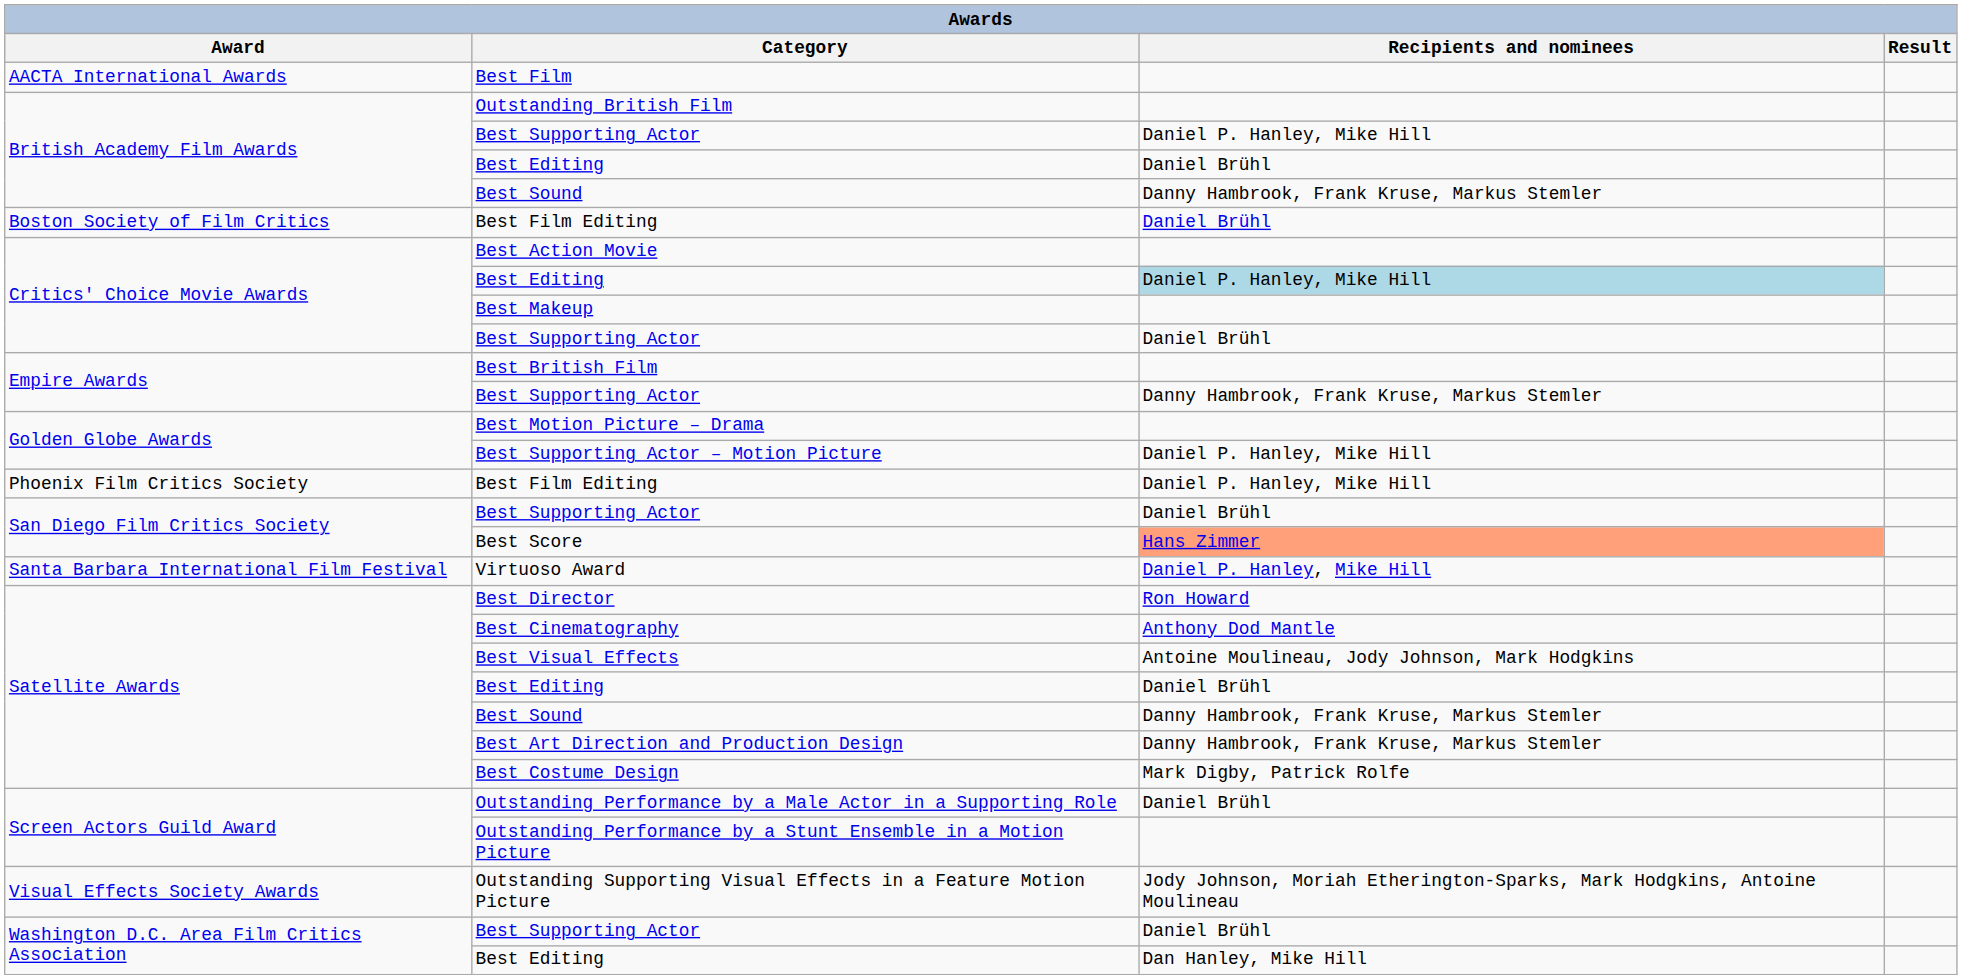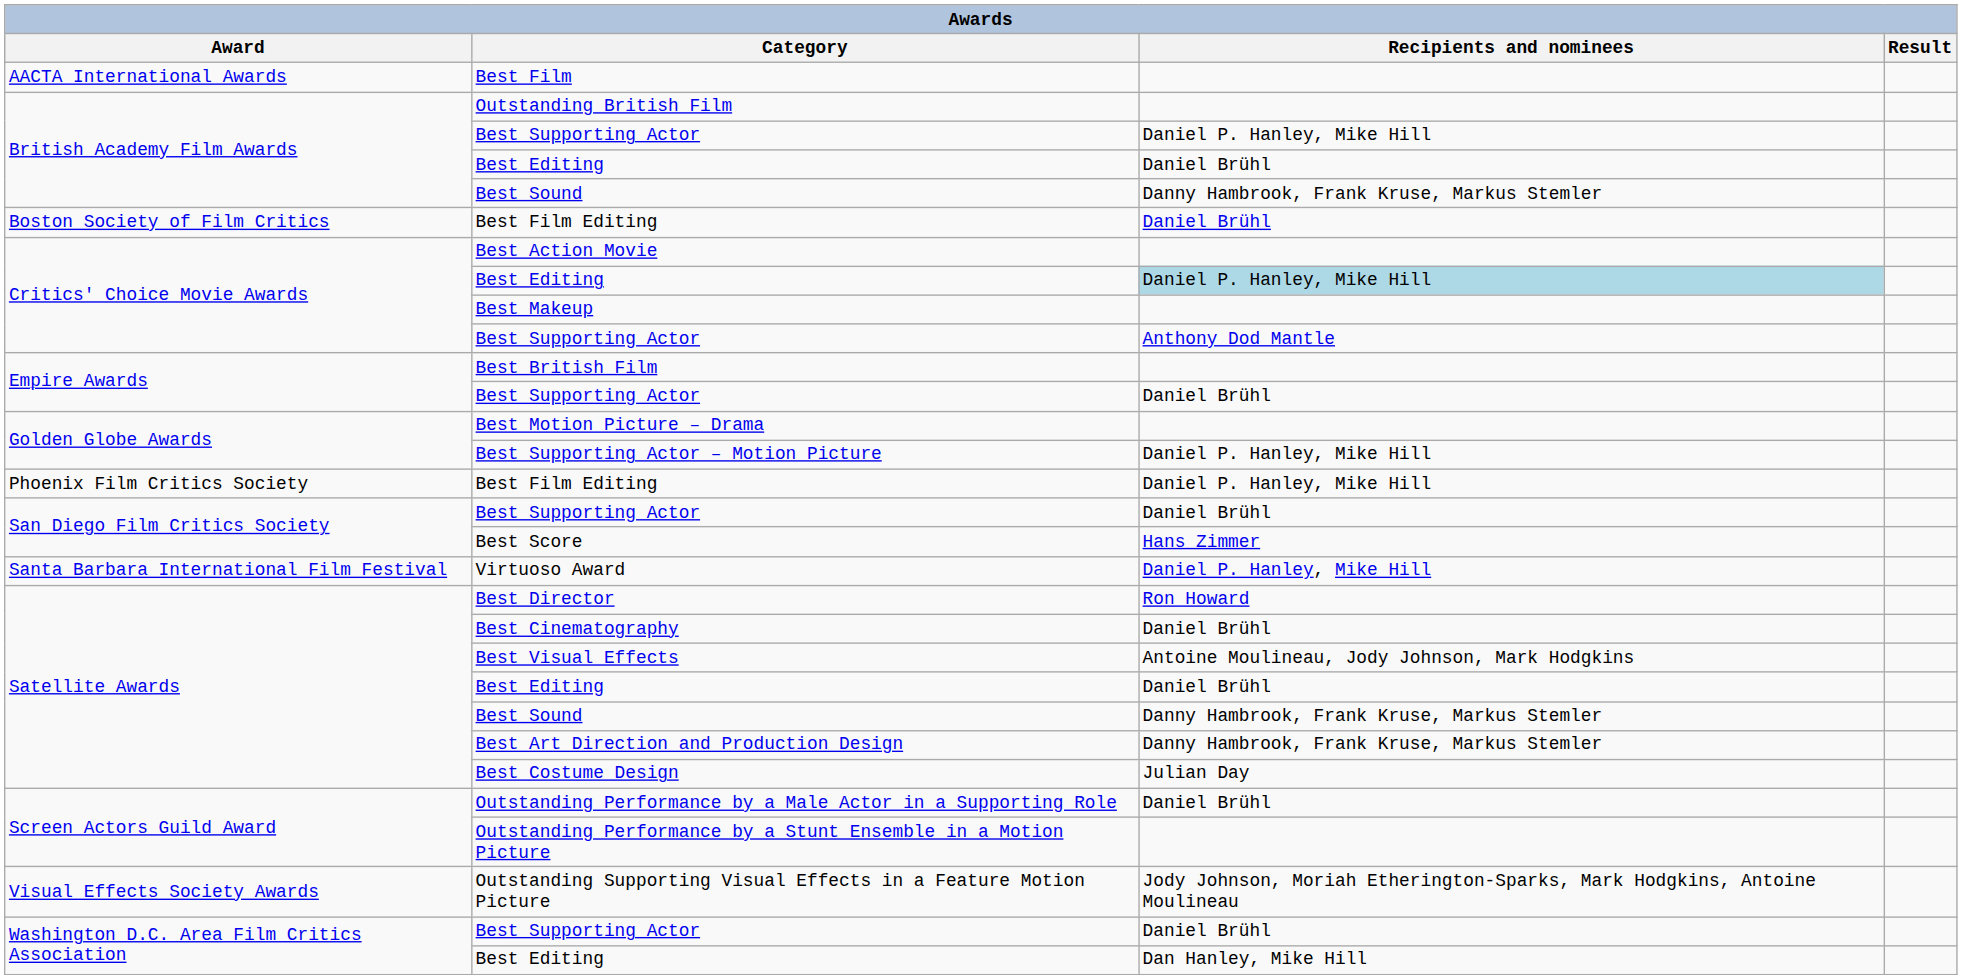(1207, 338) Daniel Brühl -> (1239, 338) Anthony Dod Mantle
(1372, 397) Danny Hambrook, Frank Kruse, Markus Stemler -> (1207, 397) Daniel Brühl
(1201, 542) lightsalmon background -> (1201, 542) no background
(1239, 629) Anthony Dod Mantle -> (1207, 629) Daniel Brühl
(1276, 774) Mark Digby, Patrick Rolfe -> (1196, 774) Julian Day
